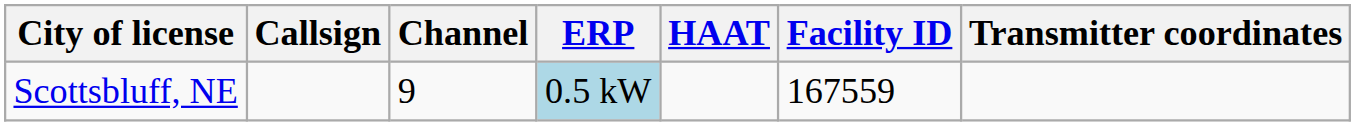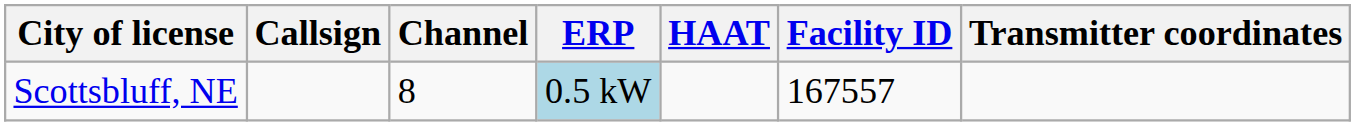(407, 90) 9 -> (407, 90) 8
(841, 90) 167559 -> (841, 90) 167557
